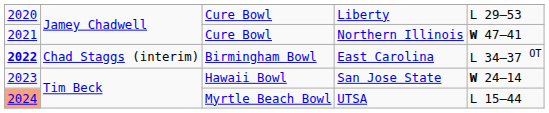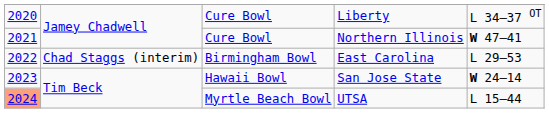(496, 15) L 29–53 -> (506, 16) L 34–37 OT
(22, 56) bold -> (22, 58) normal
(506, 56) L 34–37 OT -> (496, 58) L 29–53
